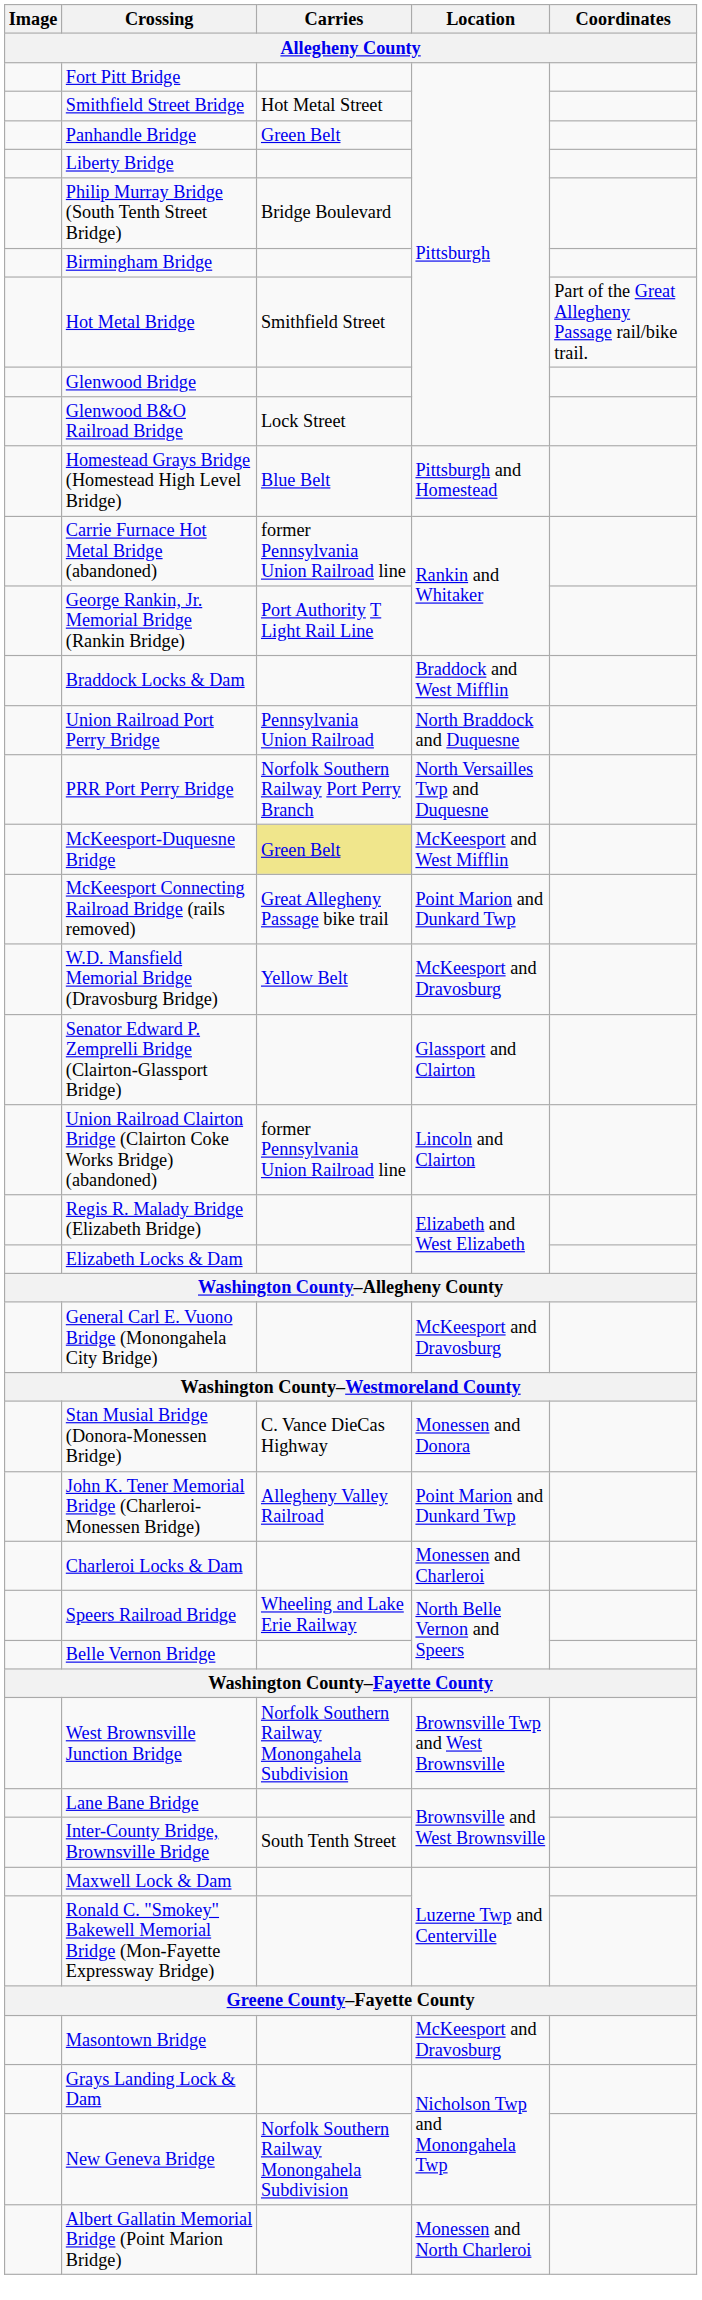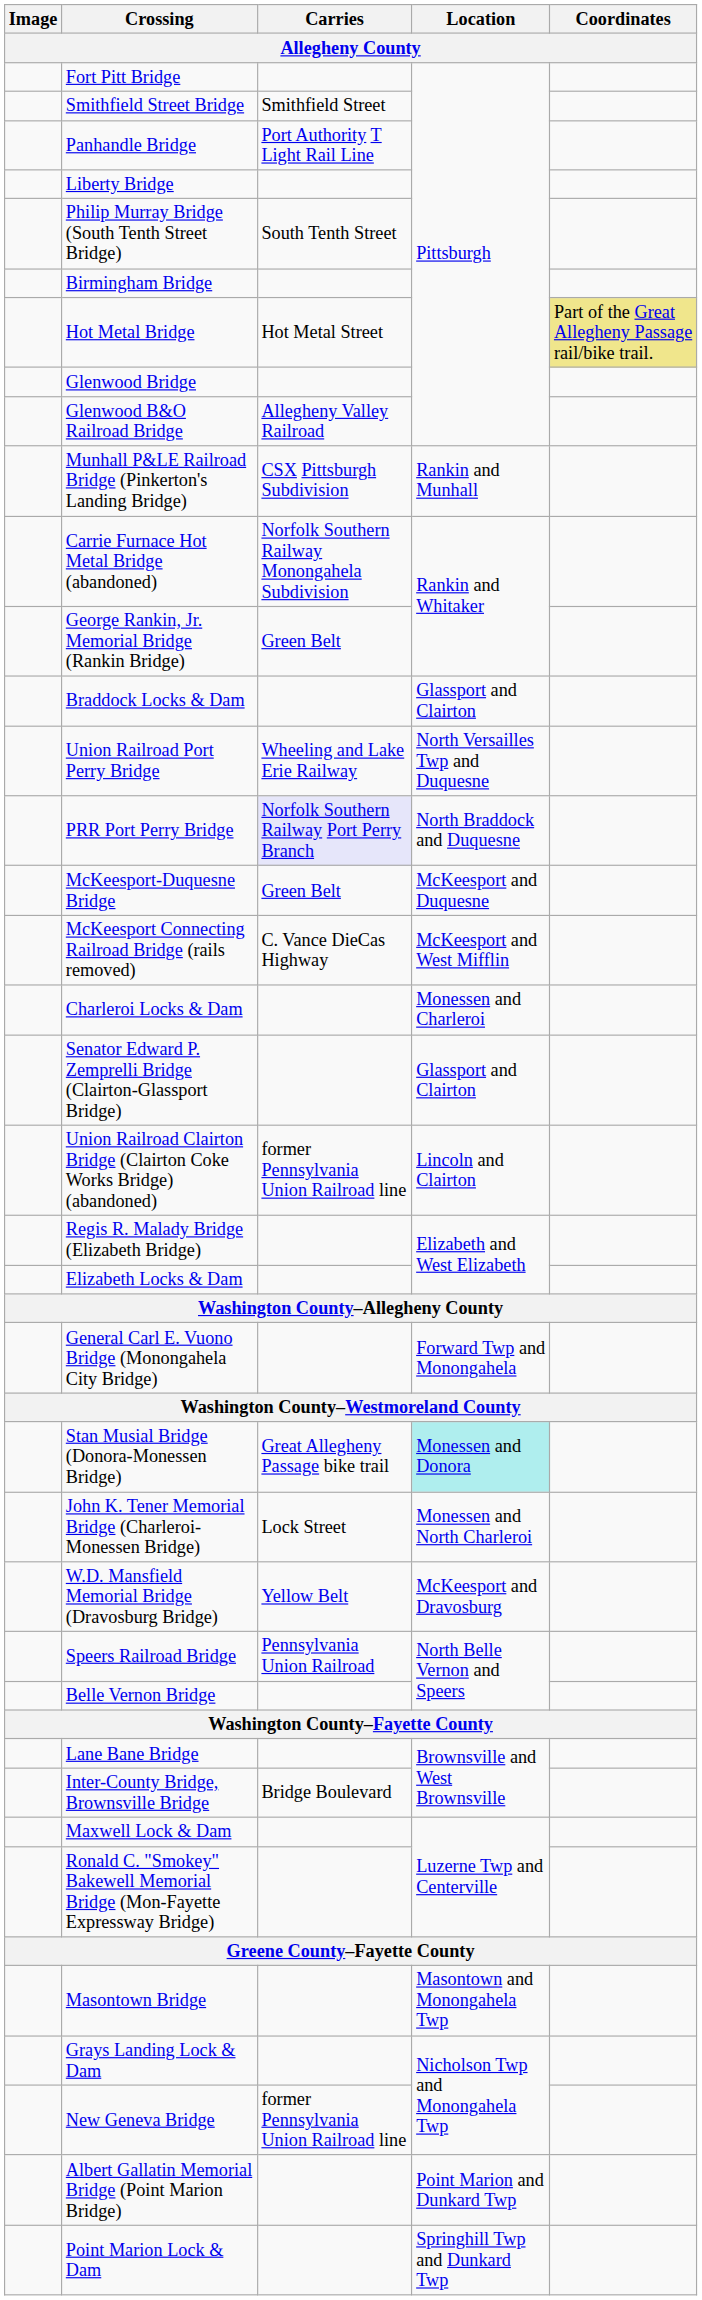(322, 105) Hot Metal Street -> (323, 105) Smithfield Street
(301, 134) Green Belt -> (322, 144) Port Authority T Light Rail Line
(326, 213) Bridge Boulevard -> (329, 233) South Tenth Street
(323, 322) Smithfield Street -> (322, 332) Hot Metal Street
(616, 322) no background -> (623, 332) khaki background
(303, 421) Lock Street -> (325, 421) Allegheny Valley Railroad
- row: (158, 480)
+ row: (156, 480)
(333, 550) former Pennsylvania Union Railroad line -> (325, 561) Norfolk Southern Railway Monongahela Subdivision
(321, 620) Port Authority T Light Rail Line -> (301, 641) Green Belt
(466, 680) Braddock and West Mifflin -> (467, 700) Glassport and Clairton
(317, 729) Pennsylvania Union Railroad -> (333, 760) Wheeling and Lake Erie Railway
(474, 729) North Braddock and Duquesne -> (475, 760) North Versailles Twp and Duquesne
(331, 789) no background -> (331, 830) lavender background
(474, 789) North Versailles Twp and Duquesne -> (475, 830) North Braddock and Duquesne
(301, 849) khaki background -> (301, 890) no background
(476, 849) McKeesport and West Mifflin -> (477, 890) McKeesport and Duquesne
(325, 909) Great Allegheny Passage bike trail -> (323, 950) C. Vance DieCas Highway
(479, 909) Point Marion and Dunkard Twp -> (477, 950) McKeesport and West Mifflin
rows swapped: (142, 978) <-> (154, 1565)
(476, 1337) McKeesport and Dravosburg -> (481, 1357) Forward Twp and Monongahela
(323, 1436) C. Vance DieCas Highway -> (325, 1456) Great Allegheny Passage bike trail
(468, 1436) no background -> (469, 1456) paleturquoise background
(324, 1506) Allegheny Valley Railroad -> (304, 1526) Lock Street
(479, 1506) Point Marion and Dunkard Twp -> (474, 1526) Monessen and North Charleroi
(332, 1615) Wheeling and Lake Erie Railway -> (318, 1656) Pennsylvania Union Railroad
- row: (131, 1743)
(329, 1841) South Tenth Street -> (327, 1792) Bridge Boulevard
(476, 2039) McKeesport and Dravosburg -> (475, 2000) Masontown and Monongahela Twp
(325, 2159) Norfolk Southern Railway Monongahela Subdivision -> (334, 2119) former Pennsylvania Union Railroad line
(473, 2239) Monessen and North Charleroi -> (480, 2189) Point Marion and Dunkard Twp
+ row: (145, 2259)
